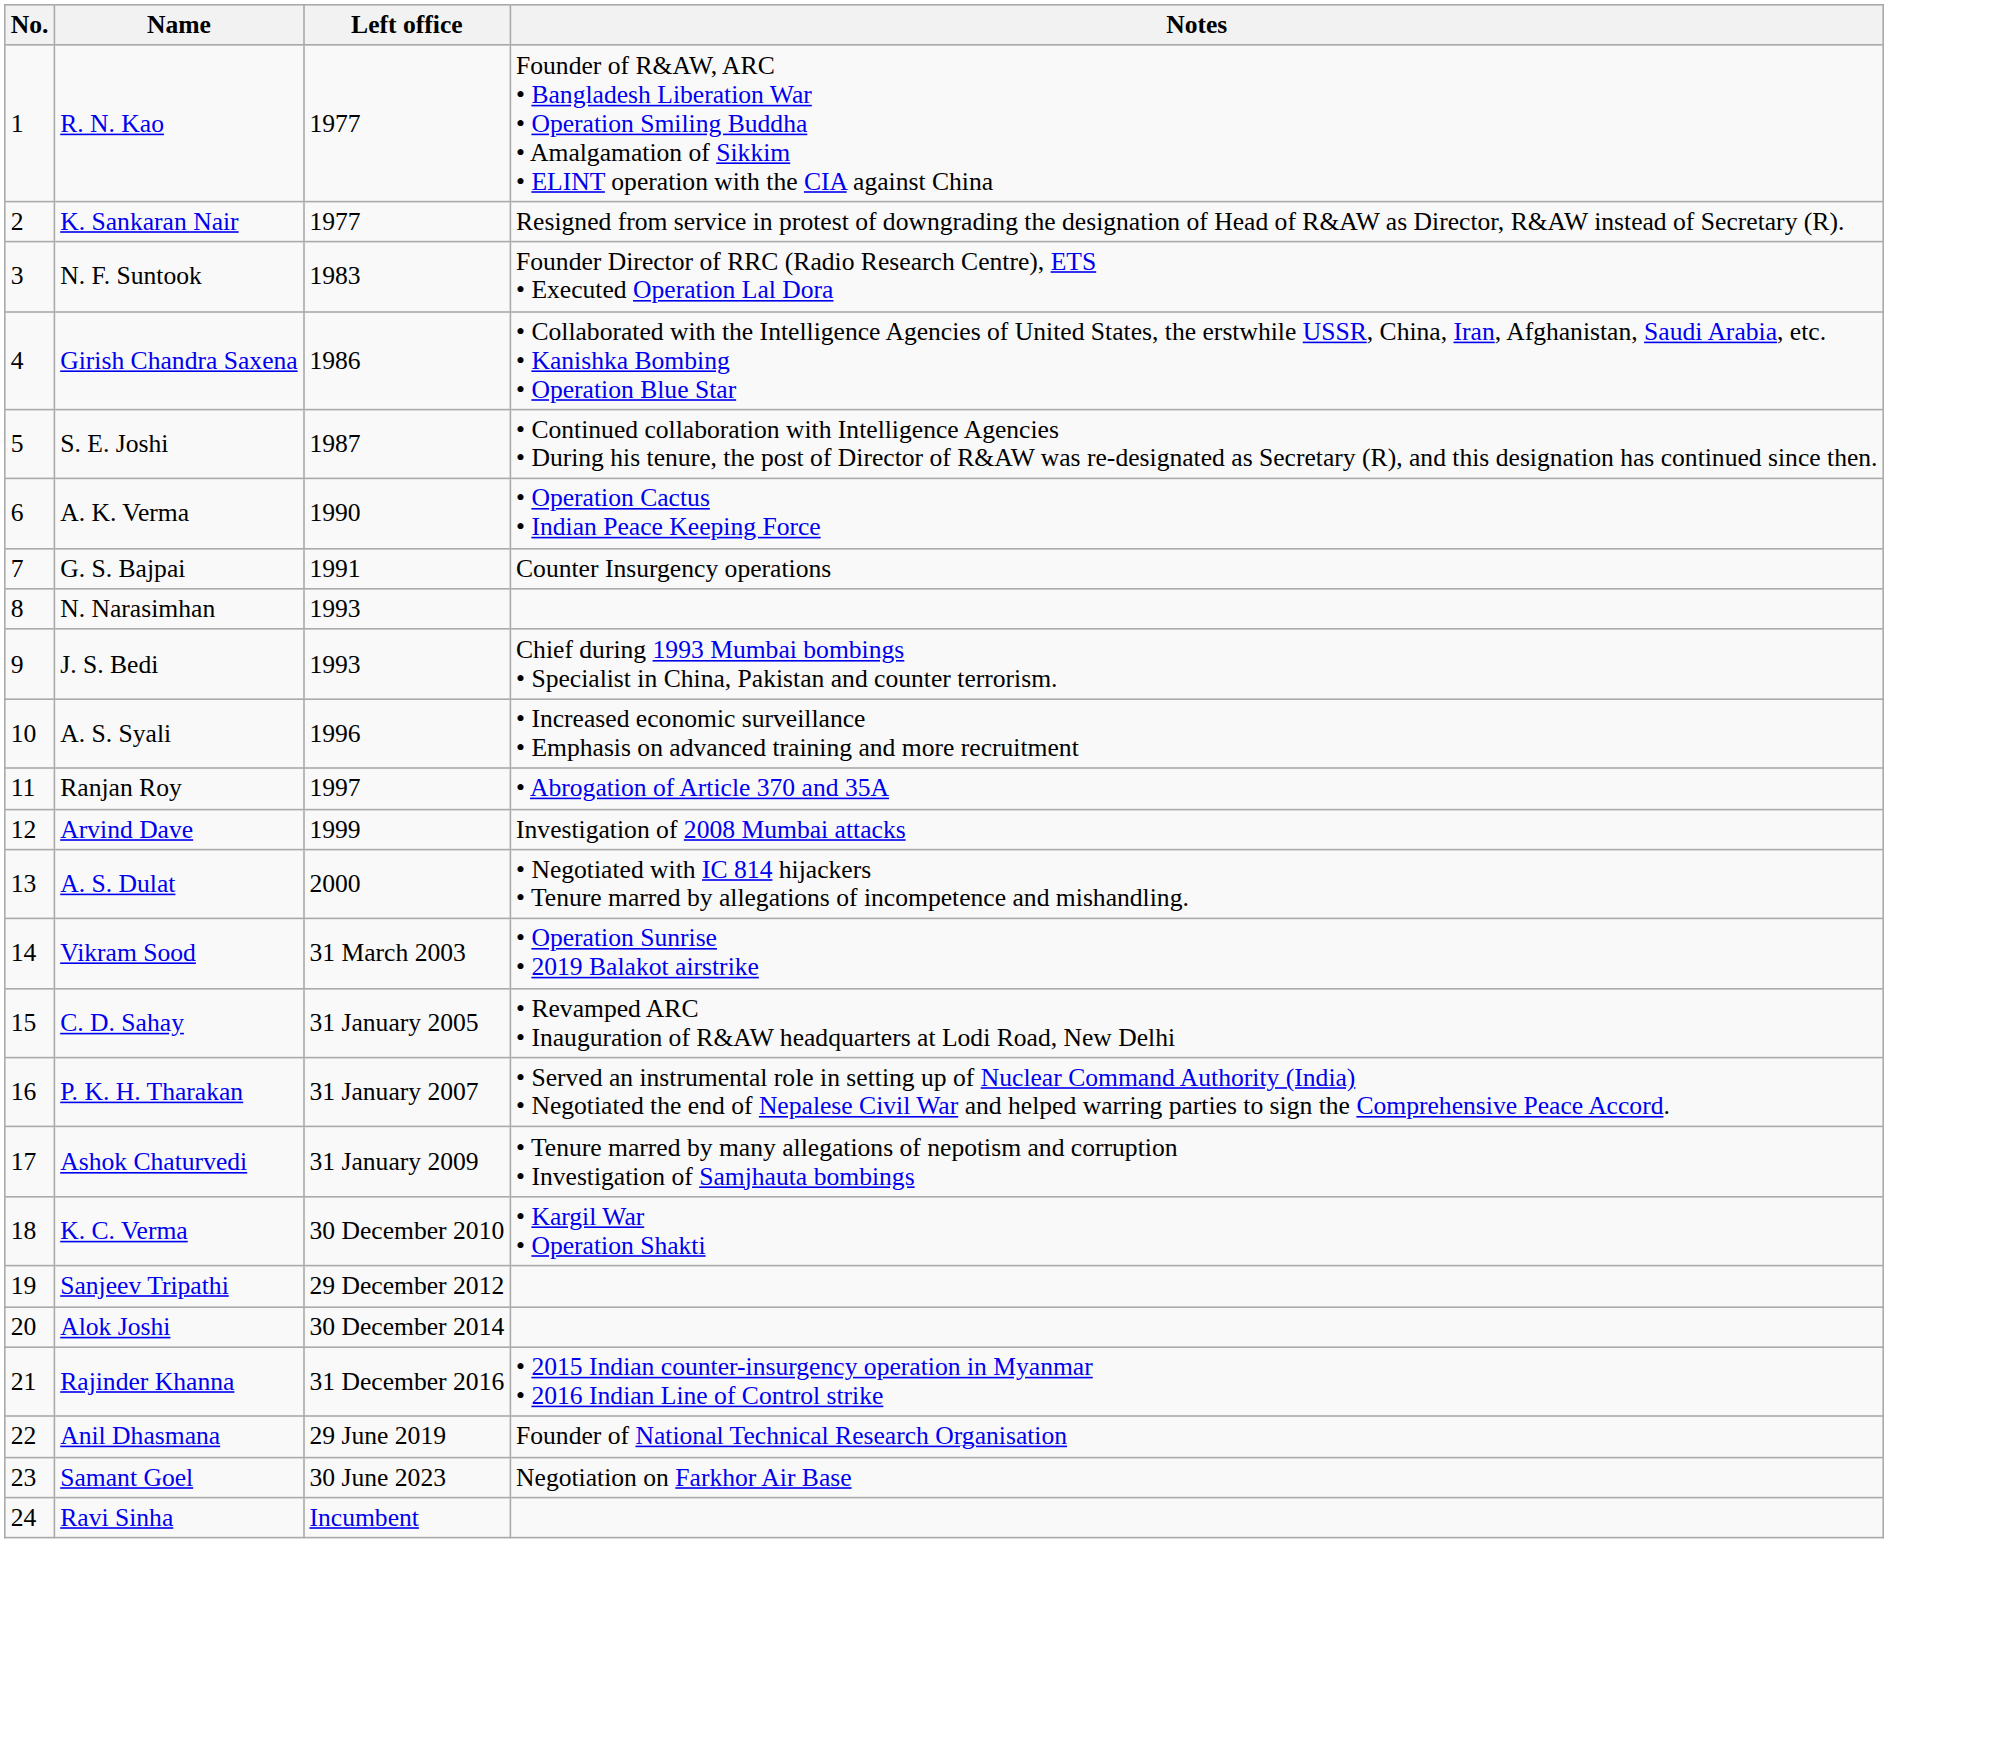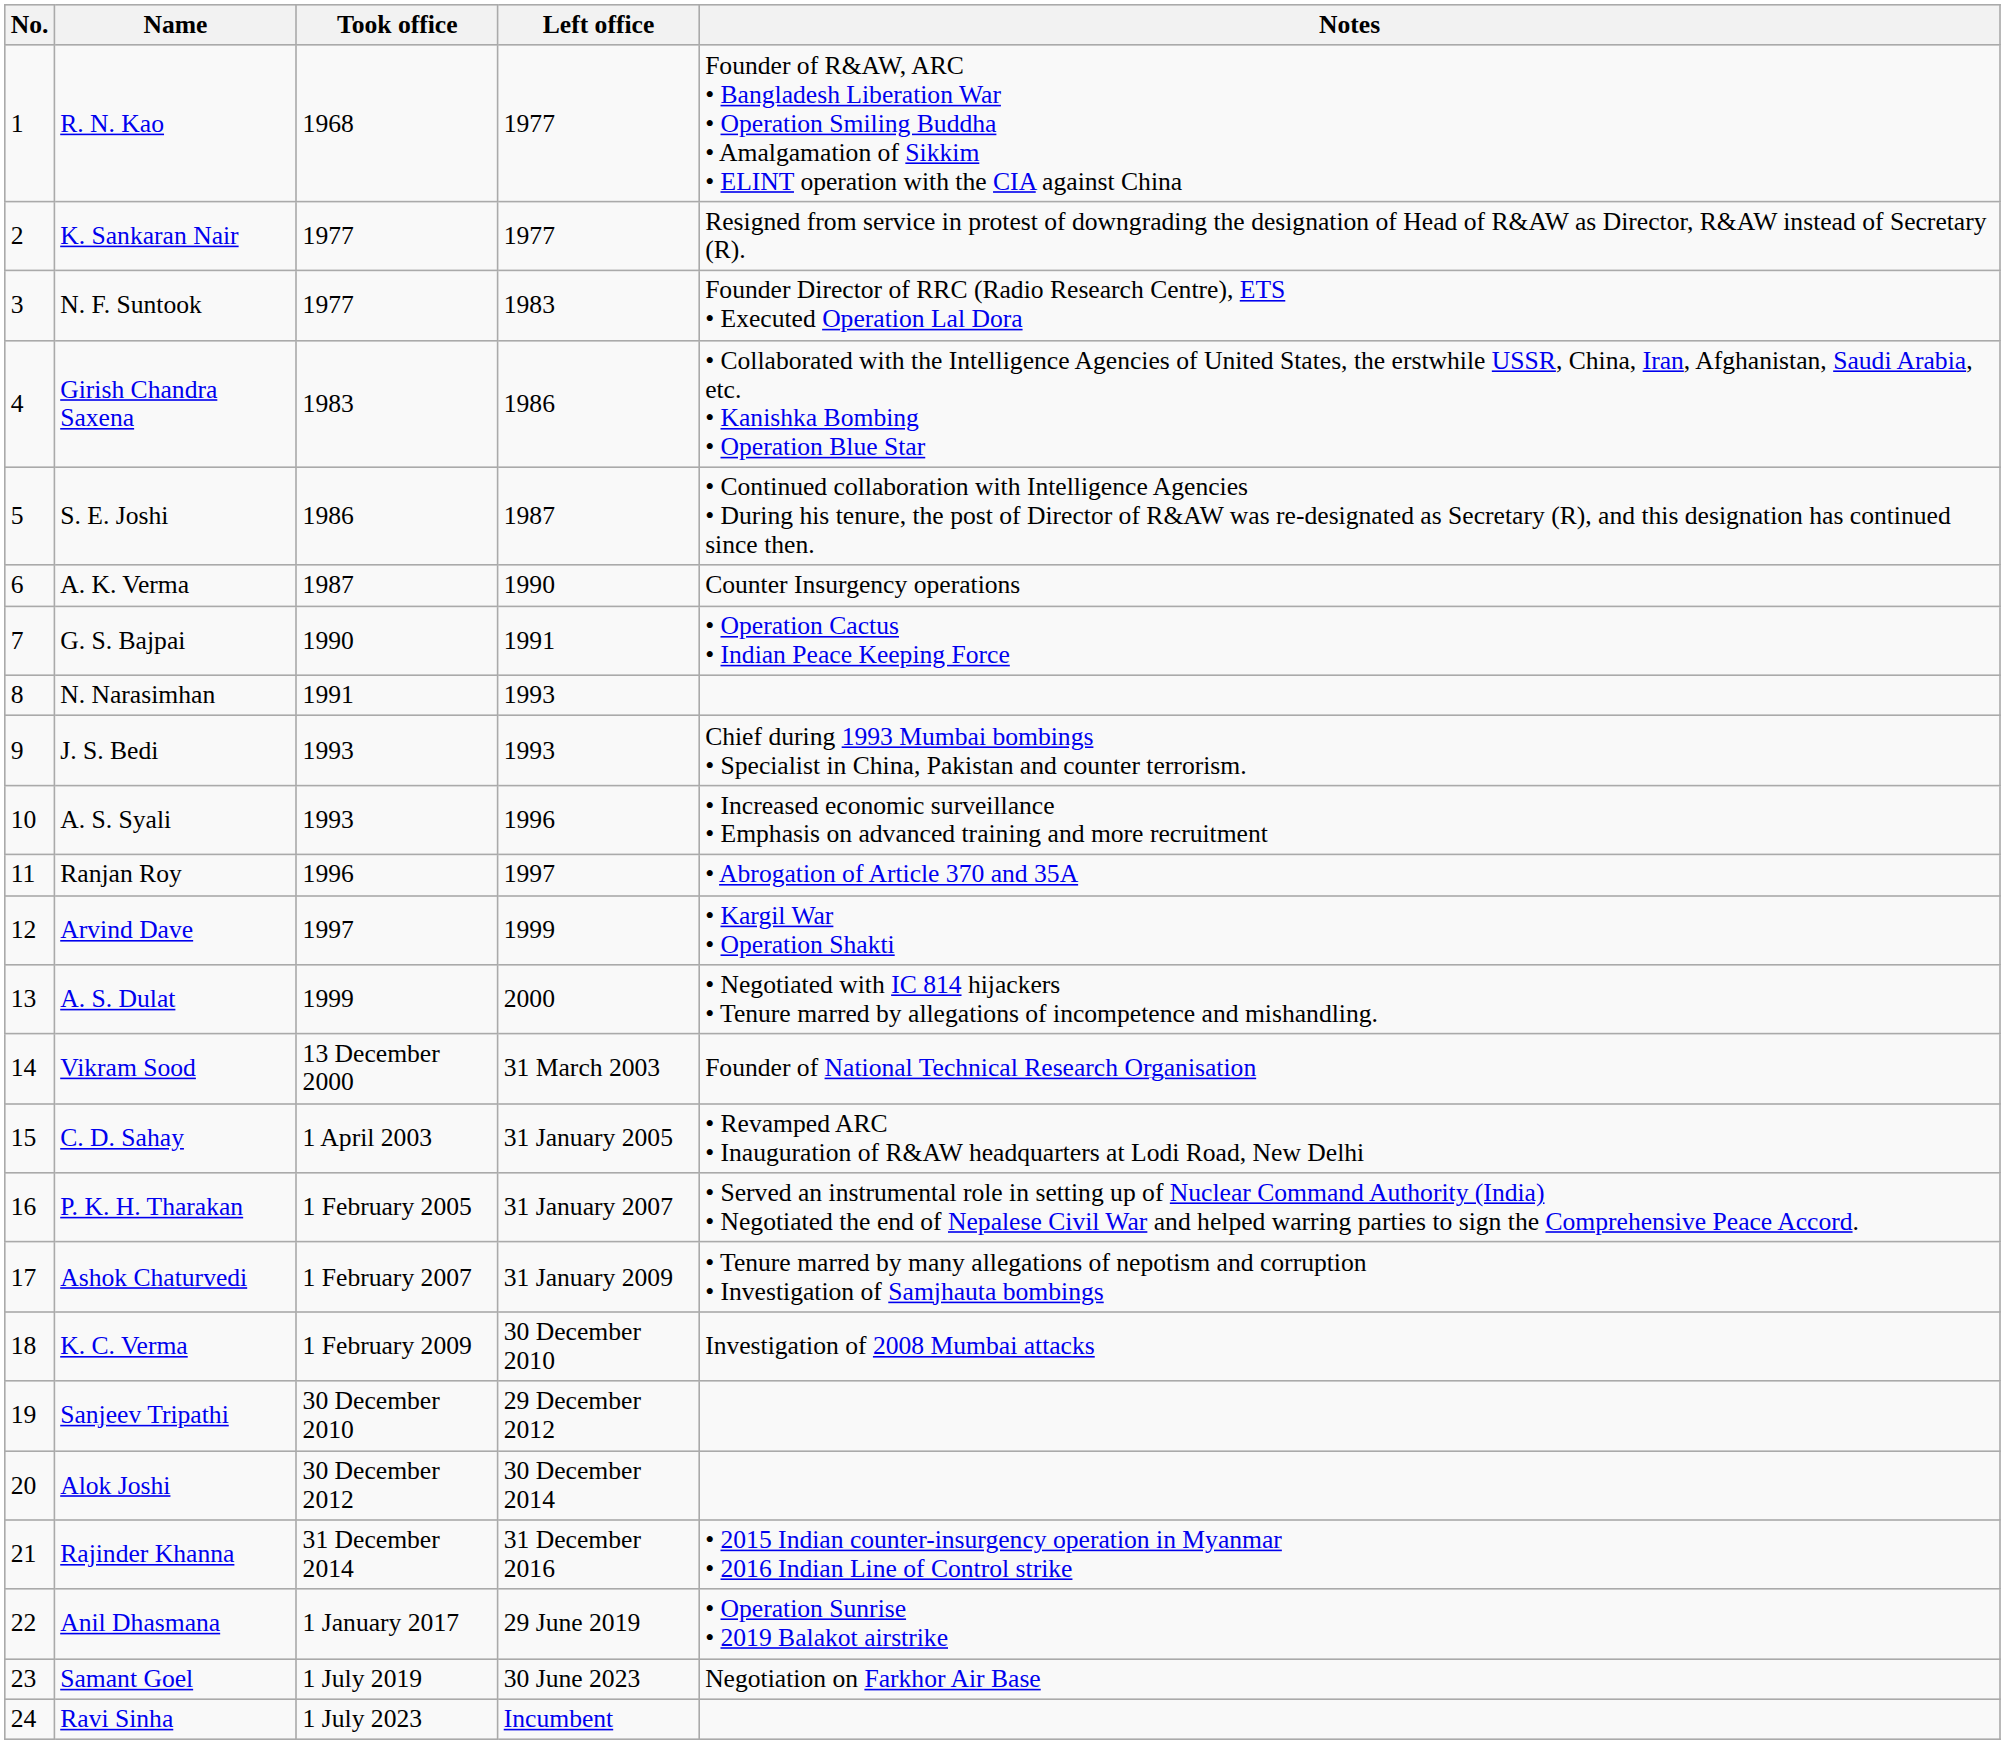+ column: (397, 24)
(668, 513) • Operation Cactus • Indian Peace Keeping Force -> (863, 585) Counter Insurgency operations
(674, 568) Counter Insurgency operations -> (857, 640) • Operation Cactus • Indian Peace Keeping Force
(711, 828) Investigation of 2008 Mumbai attacks -> (800, 929) • Kargil War • Operation Shakti
(637, 953) • Operation Sunrise • 2019 Balakot airstrike -> (981, 1068) Founder of National Technical Research Organisation
(611, 1230) • Kargil War • Operation Shakti -> (900, 1346) Investigation of 2008 Mumbai attacks
(792, 1436) Founder of National Technical Research Organisation -> (827, 1623) • Operation Sunrise • 2019 Balakot airstrike
